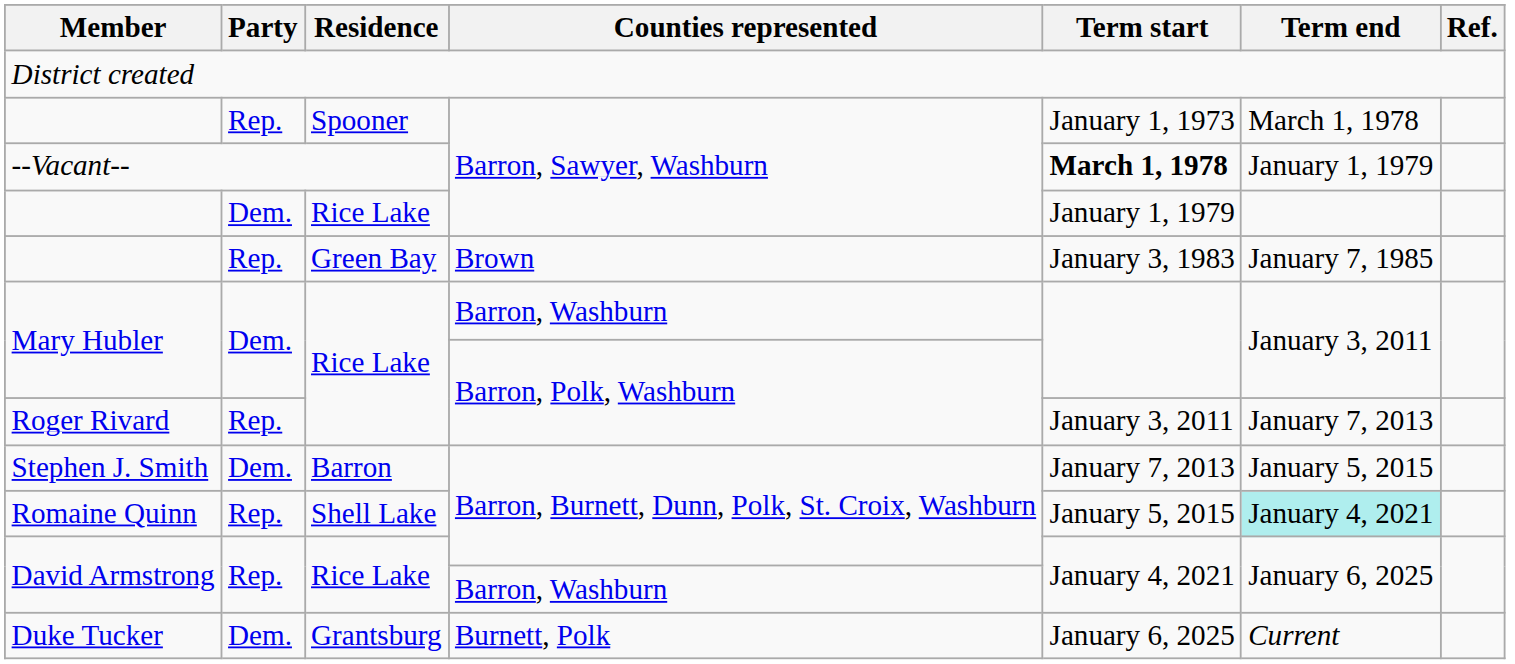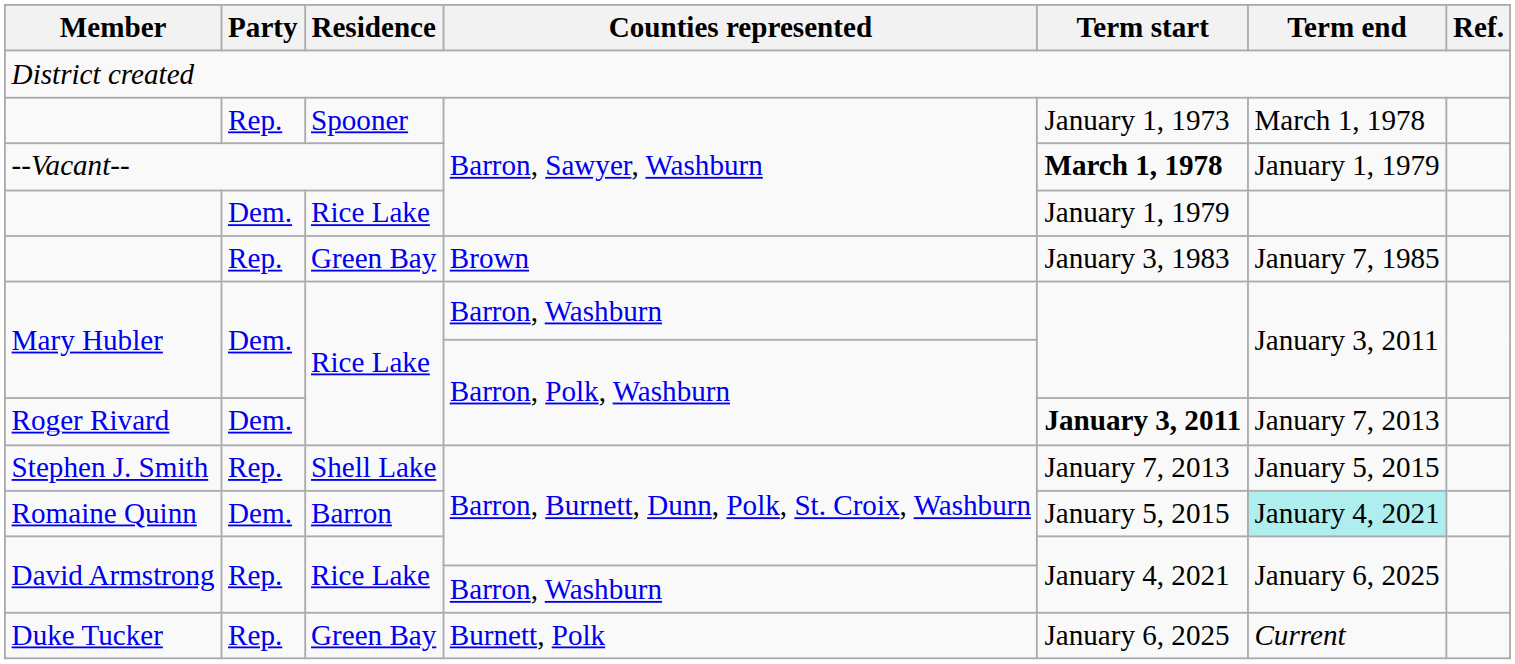(255, 421) Rep. -> (260, 421) Dem.
(1142, 421) normal -> (1143, 421) bold
(260, 467) Dem. -> (255, 467) Rep.
(351, 467) Barron -> (374, 467) Shell Lake
(255, 513) Rep. -> (260, 513) Dem.
(374, 513) Shell Lake -> (351, 513) Barron
(260, 635) Dem. -> (255, 635) Rep.
(376, 635) Grantsburg -> (374, 635) Green Bay
